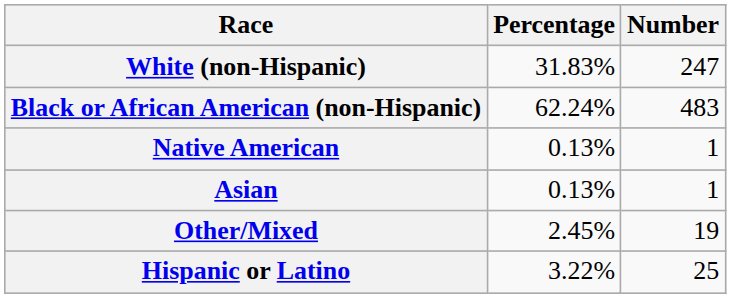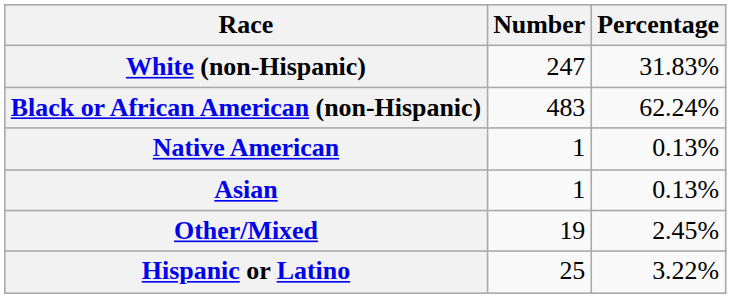columns swapped: (673, 25) <-> (554, 25)
